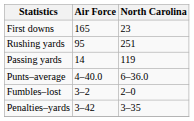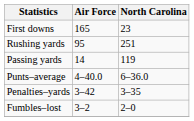rows swapped: (34, 92) <-> (38, 108)
